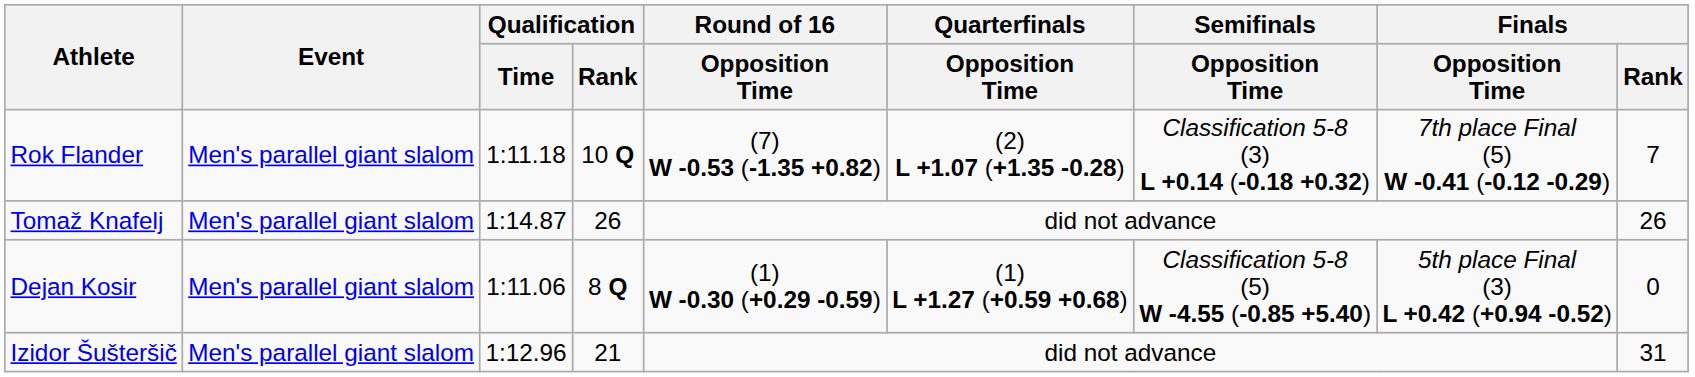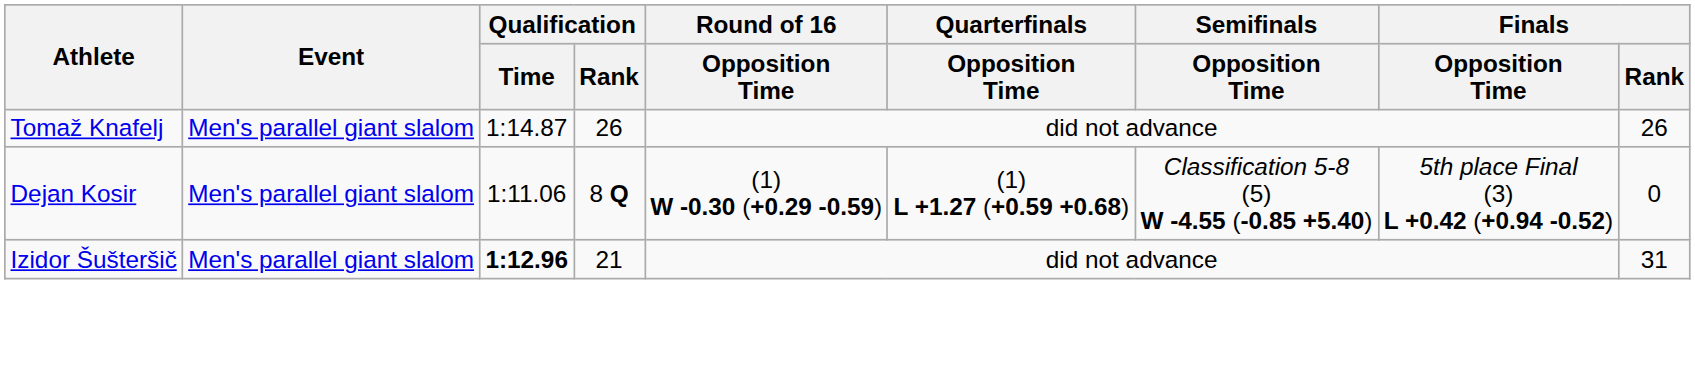- row: (77, 155)
(526, 352) normal -> (527, 259) bold
